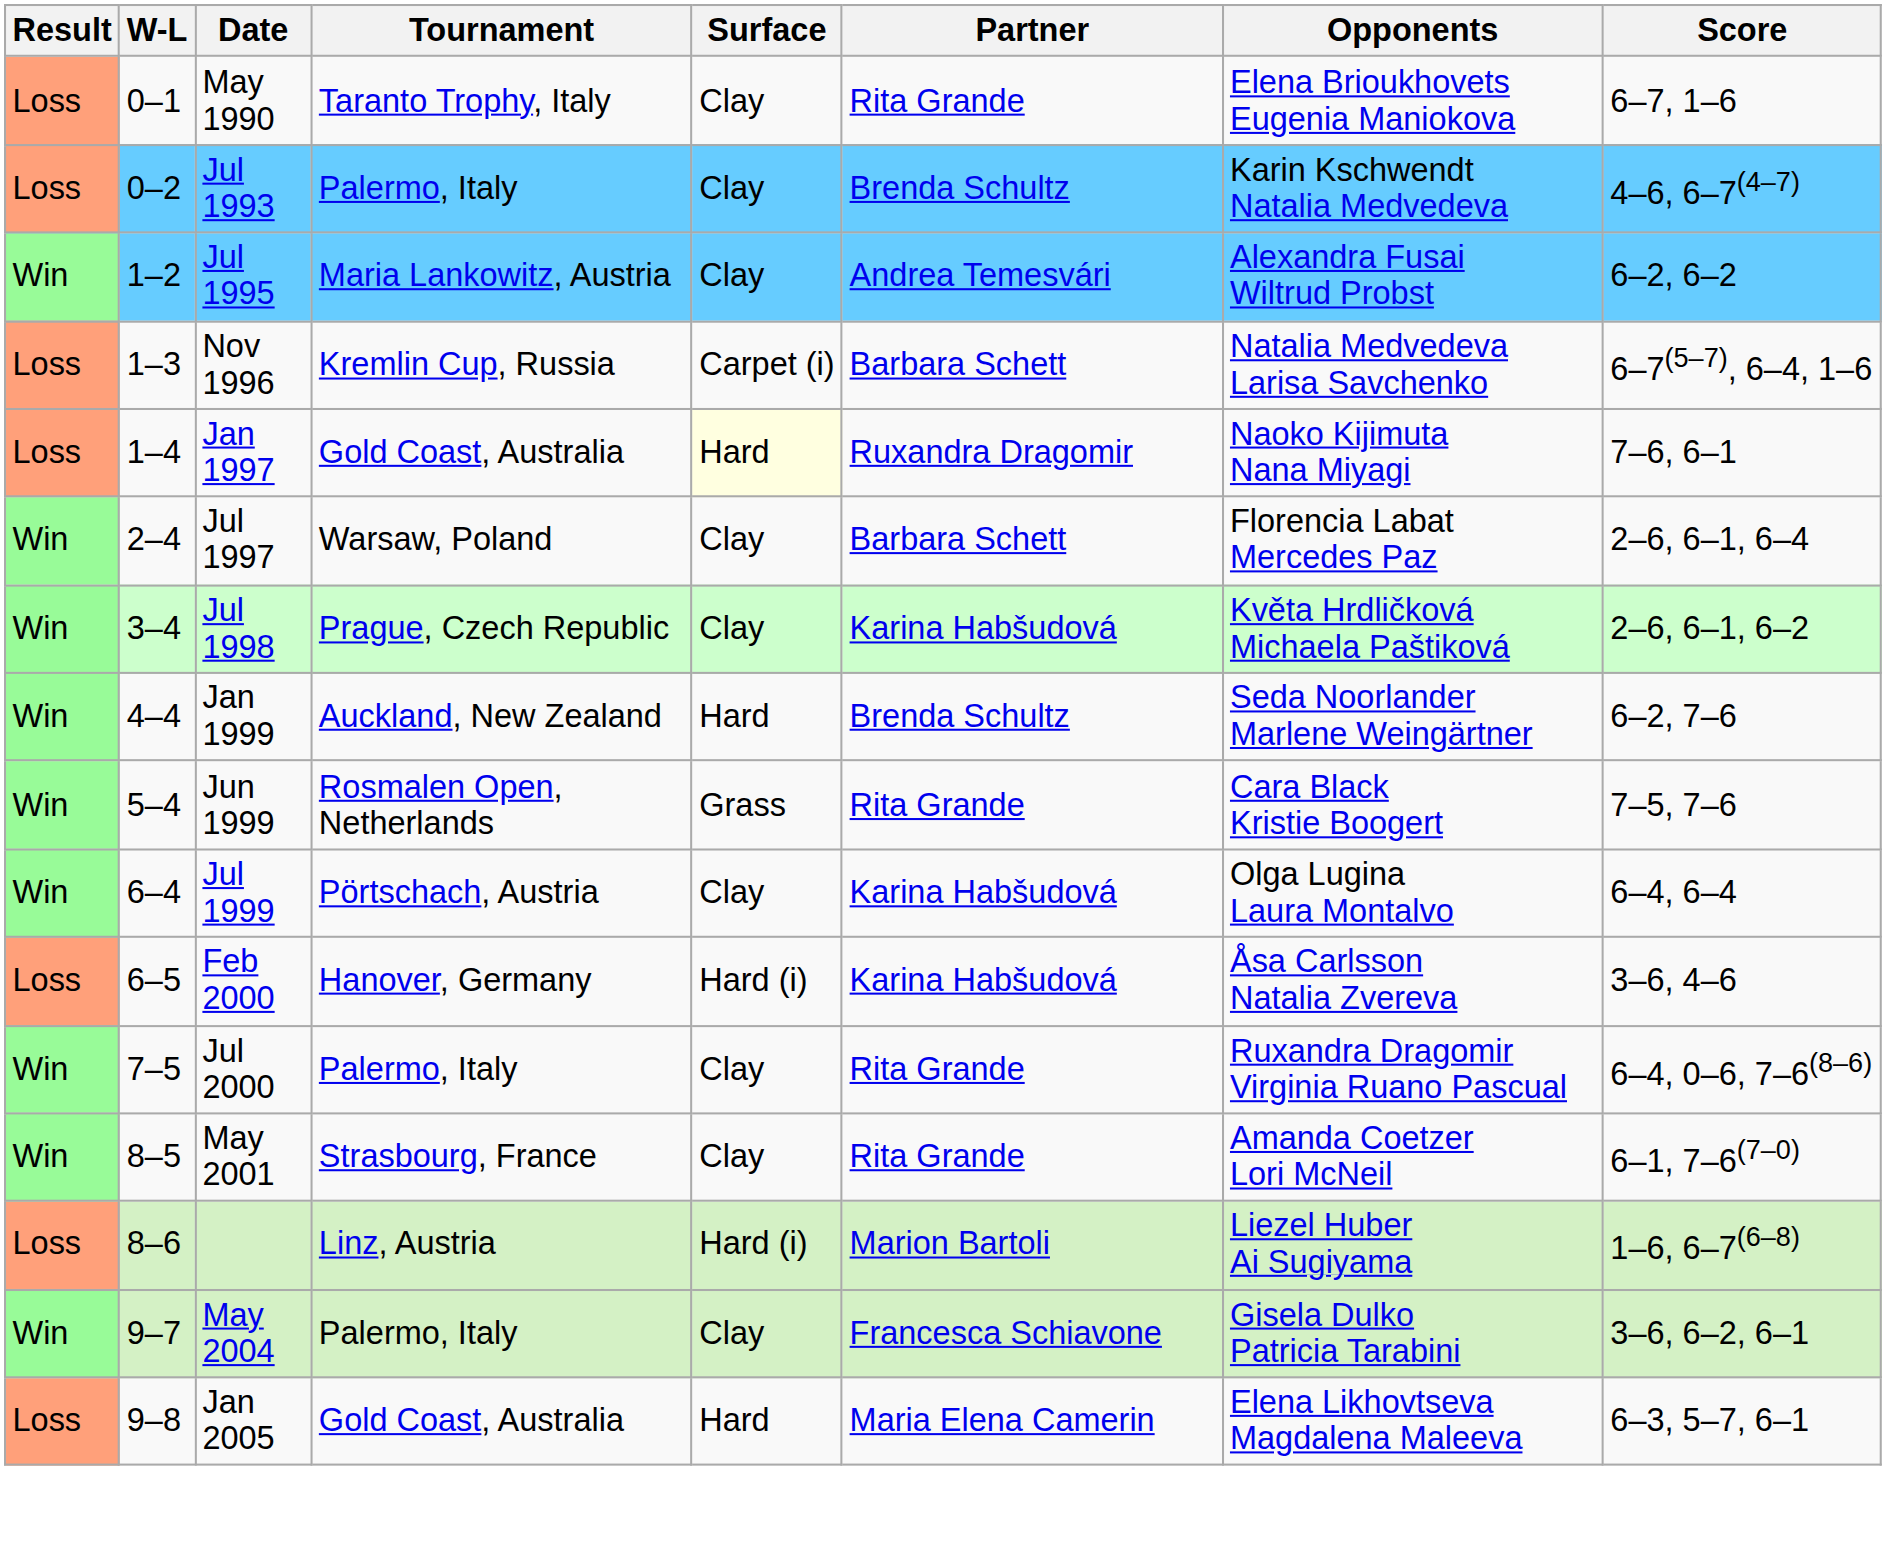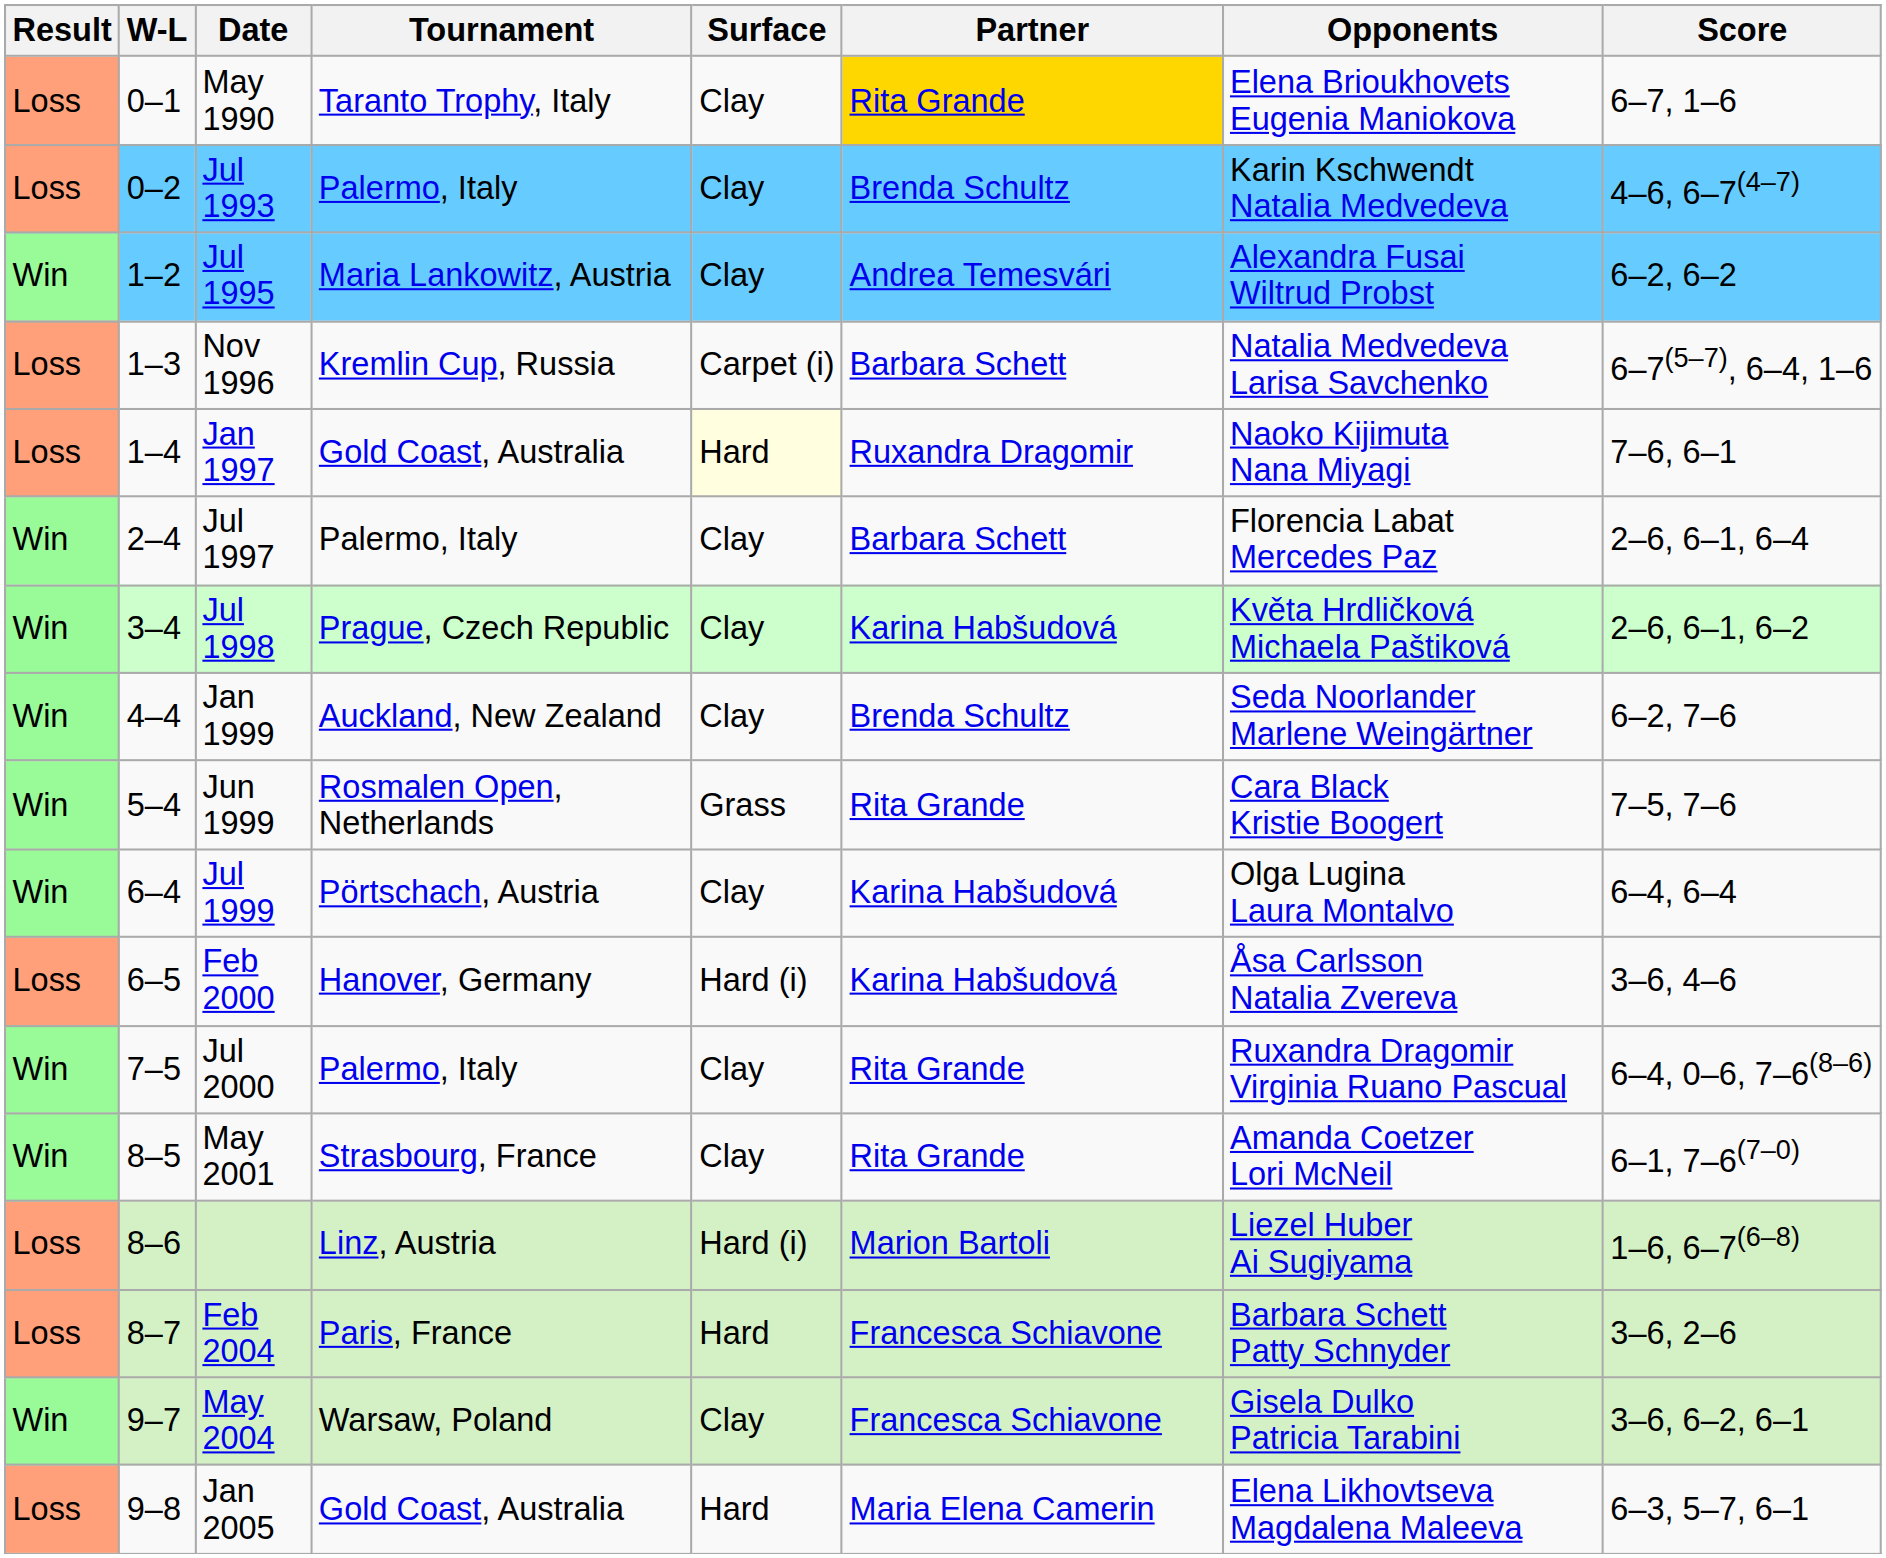(937, 100) no background -> (937, 100) gold background
(436, 540) Warsaw, Poland -> (418, 540) Palermo, Italy
(734, 716) Hard -> (732, 716) Clay
+ row: (239, 1332)
(418, 1332) Palermo, Italy -> (436, 1420) Warsaw, Poland
